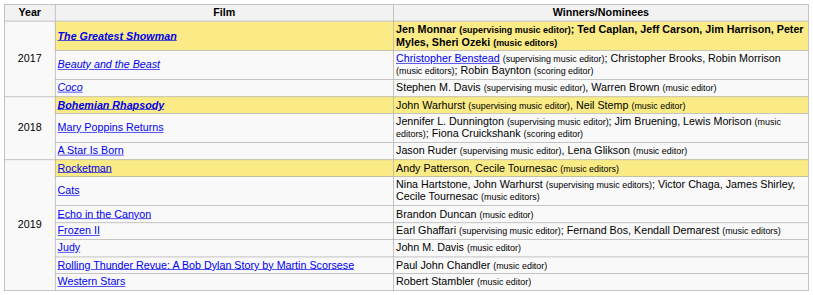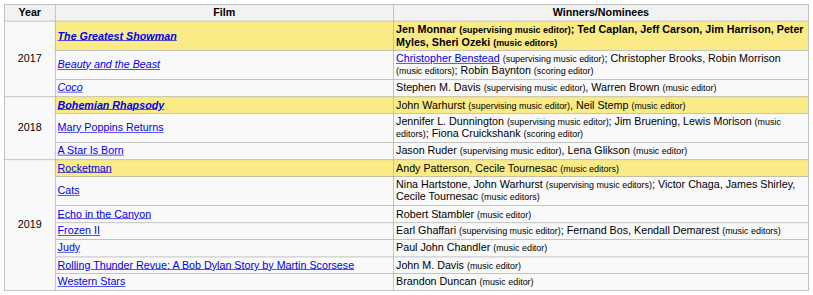(465, 214) Brandon Duncan (music editor) -> (464, 214) Robert Stambler (music editor)
(459, 248) John M. Davis (music editor) -> (472, 248) Paul John Chandler (music editor)
(472, 265) Paul John Chandler (music editor) -> (459, 265) John M. Davis (music editor)
(464, 282) Robert Stambler (music editor) -> (465, 282) Brandon Duncan (music editor)
